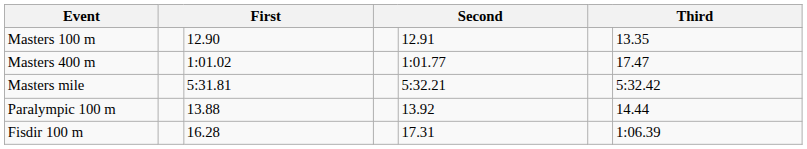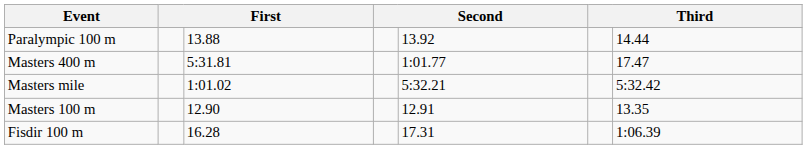rows swapped: (52, 39) <-> (62, 109)
(209, 62) 1:01.02 -> (209, 62) 5:31.81
(209, 86) 5:31.81 -> (209, 86) 1:01.02
